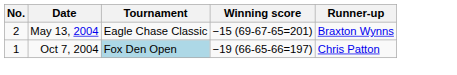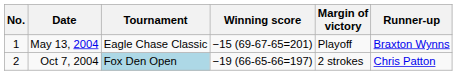+ column: (343, 20)
(16, 31) 2 -> (16, 44) 1
(16, 49) 1 -> (16, 62) 2
